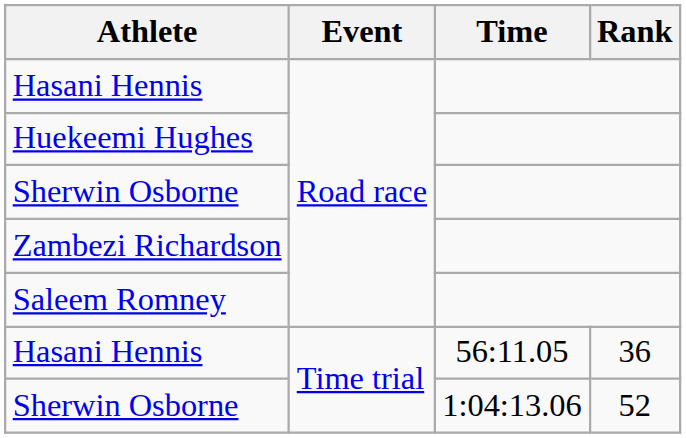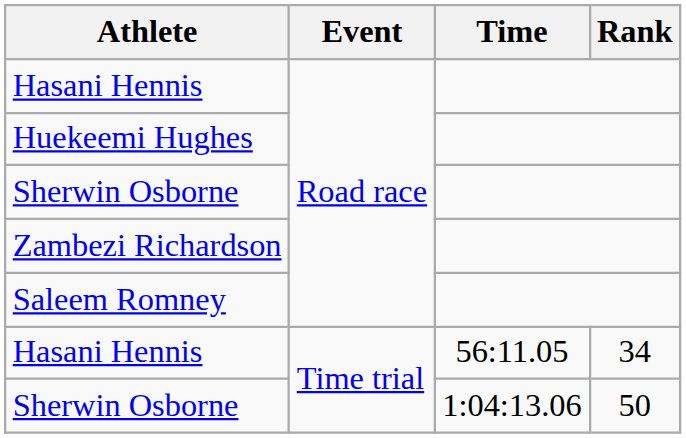(635, 352) 36 -> (635, 352) 34
(635, 405) 52 -> (635, 405) 50
